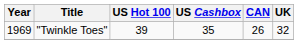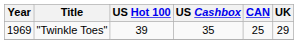(258, 30) 26 -> (258, 30) 25
(283, 30) 32 -> (283, 30) 29
